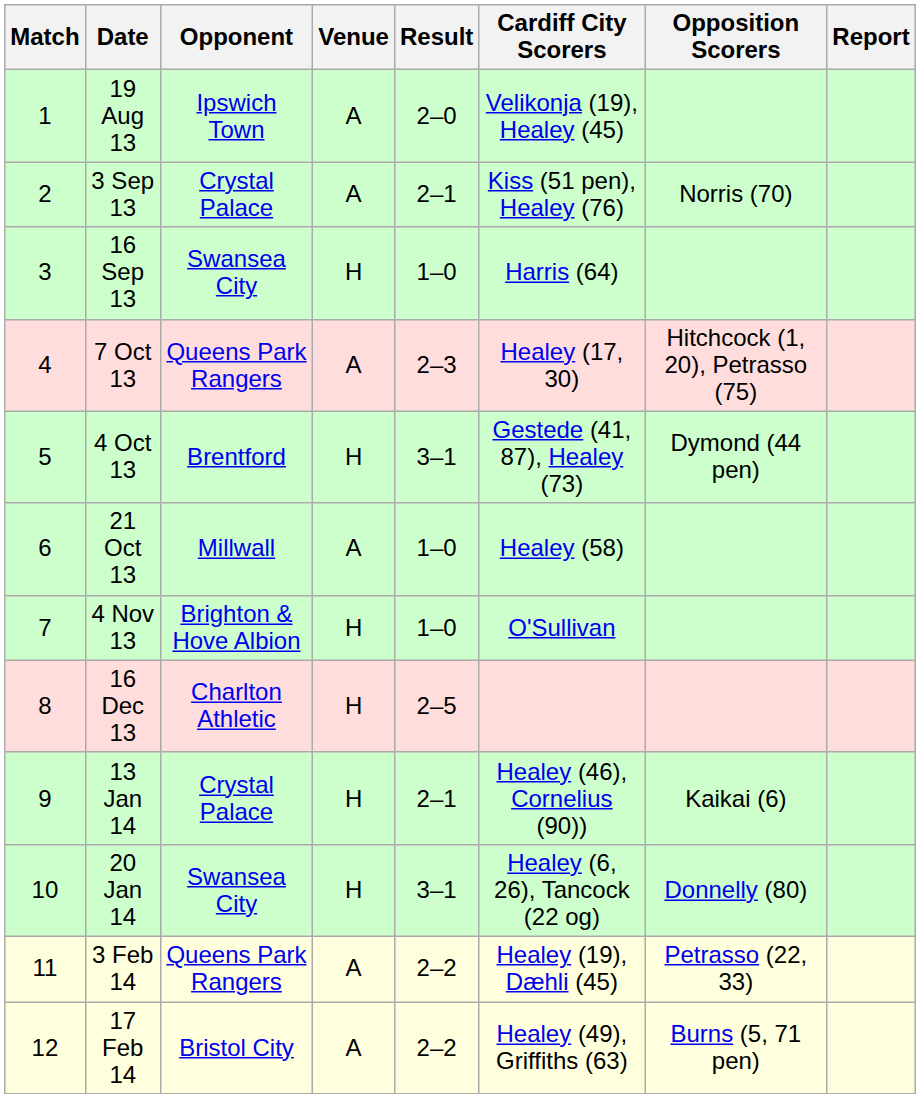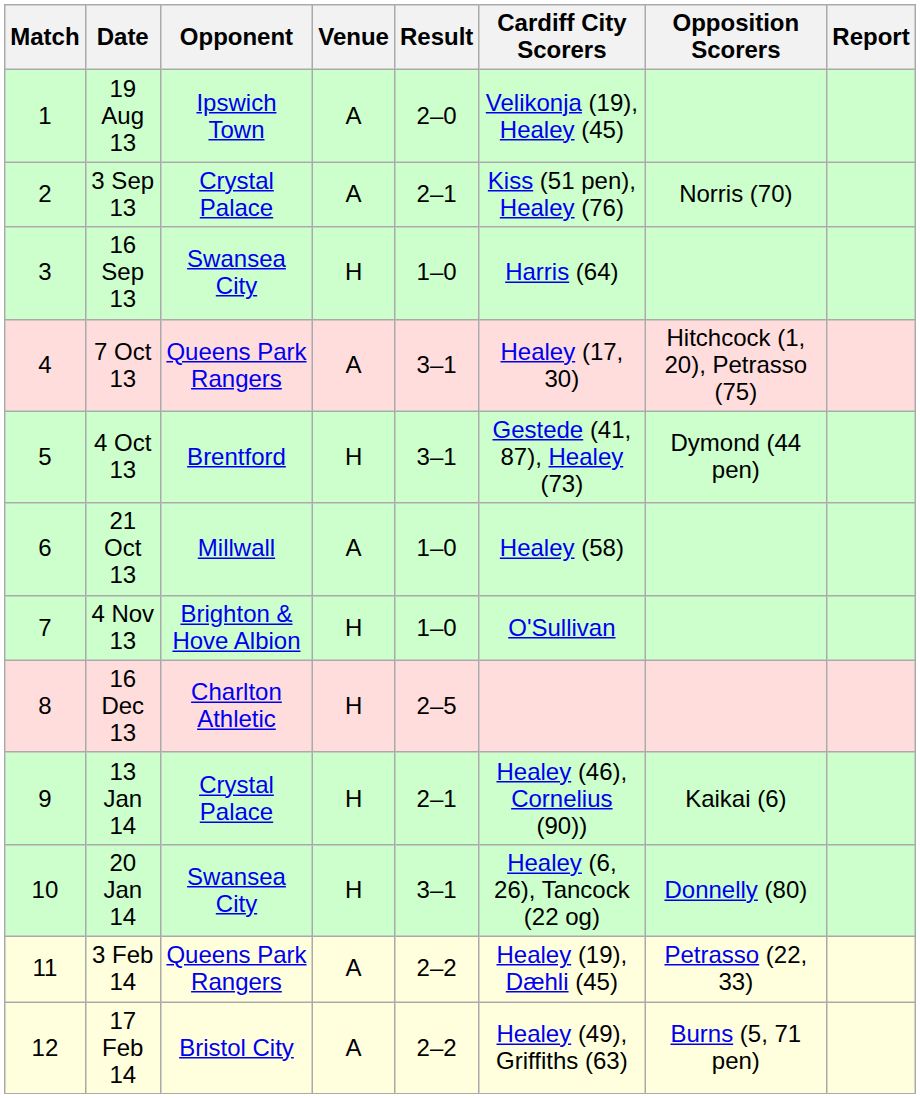(437, 364) 2–3 -> (437, 364) 3–1
